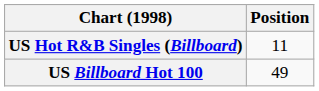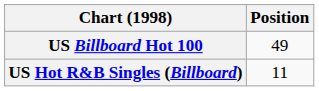rows swapped: (125, 72) <-> (125, 45)
